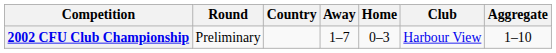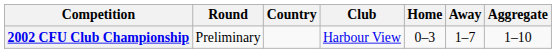columns swapped: (442, 15) <-> (339, 15)
